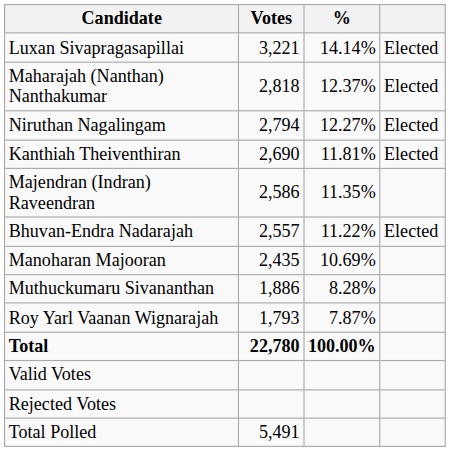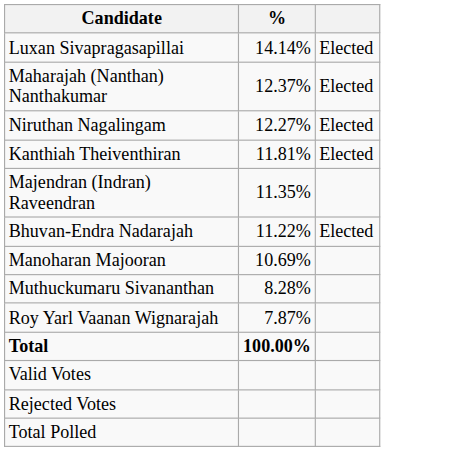- column: (271, 18)
